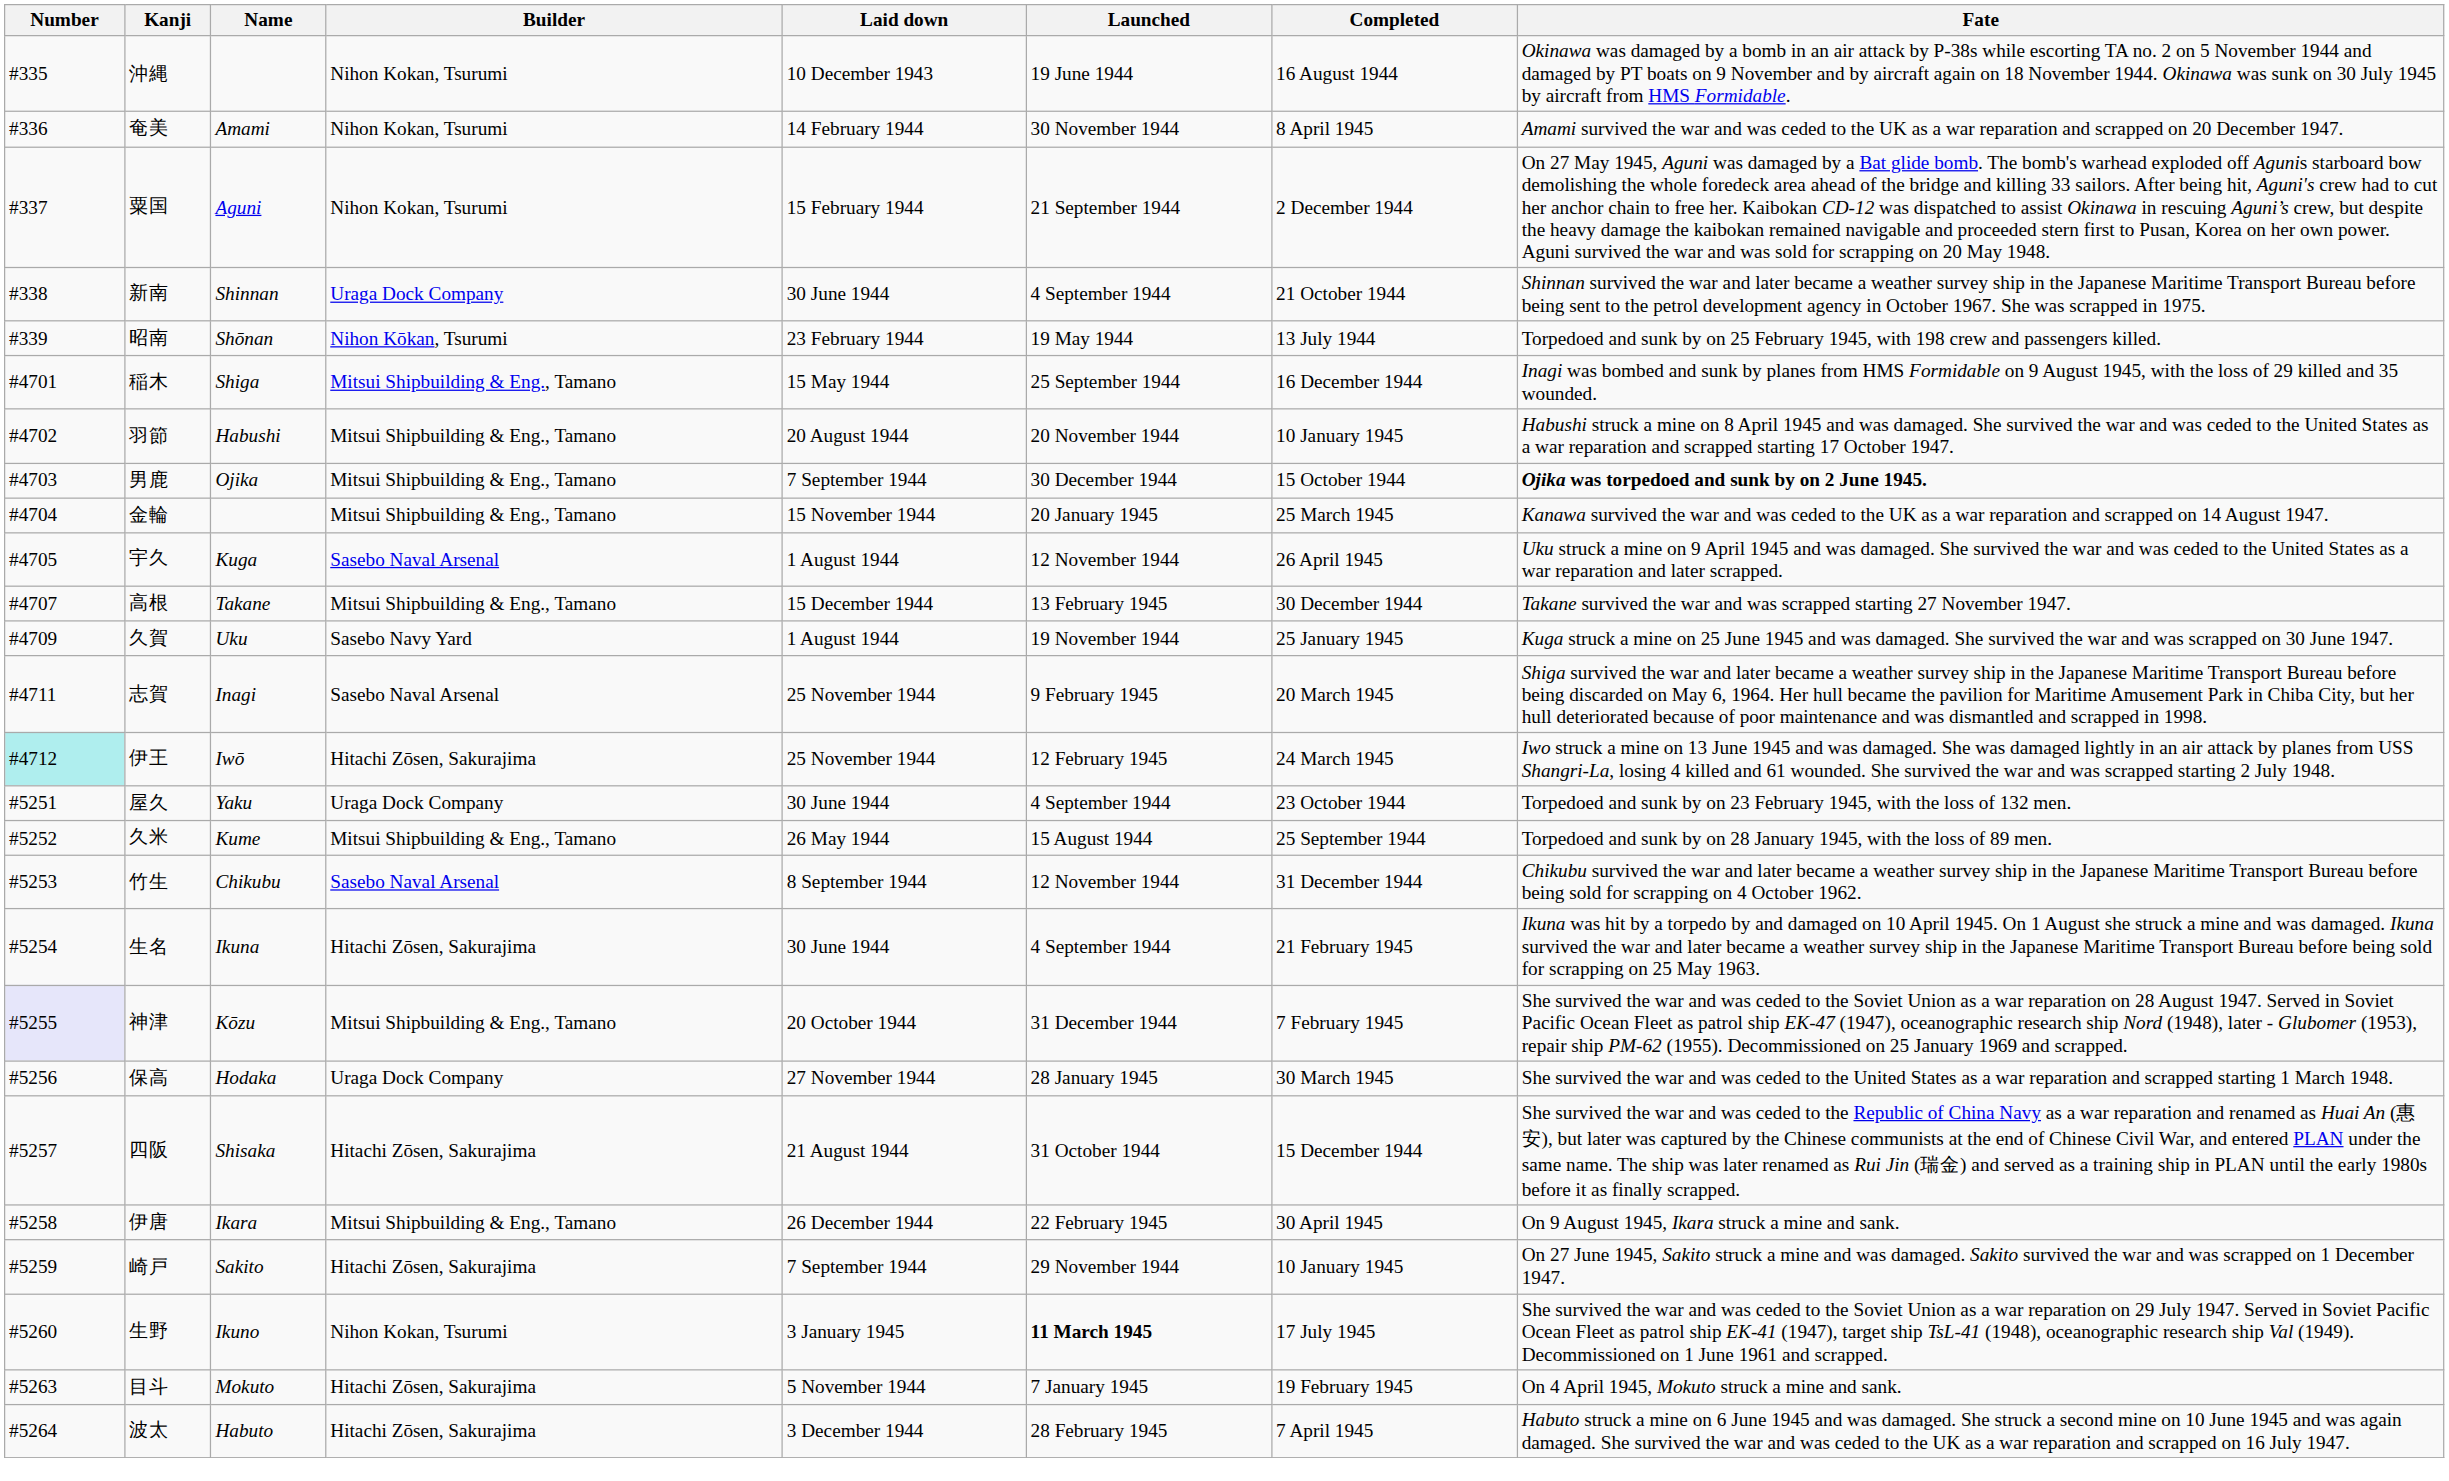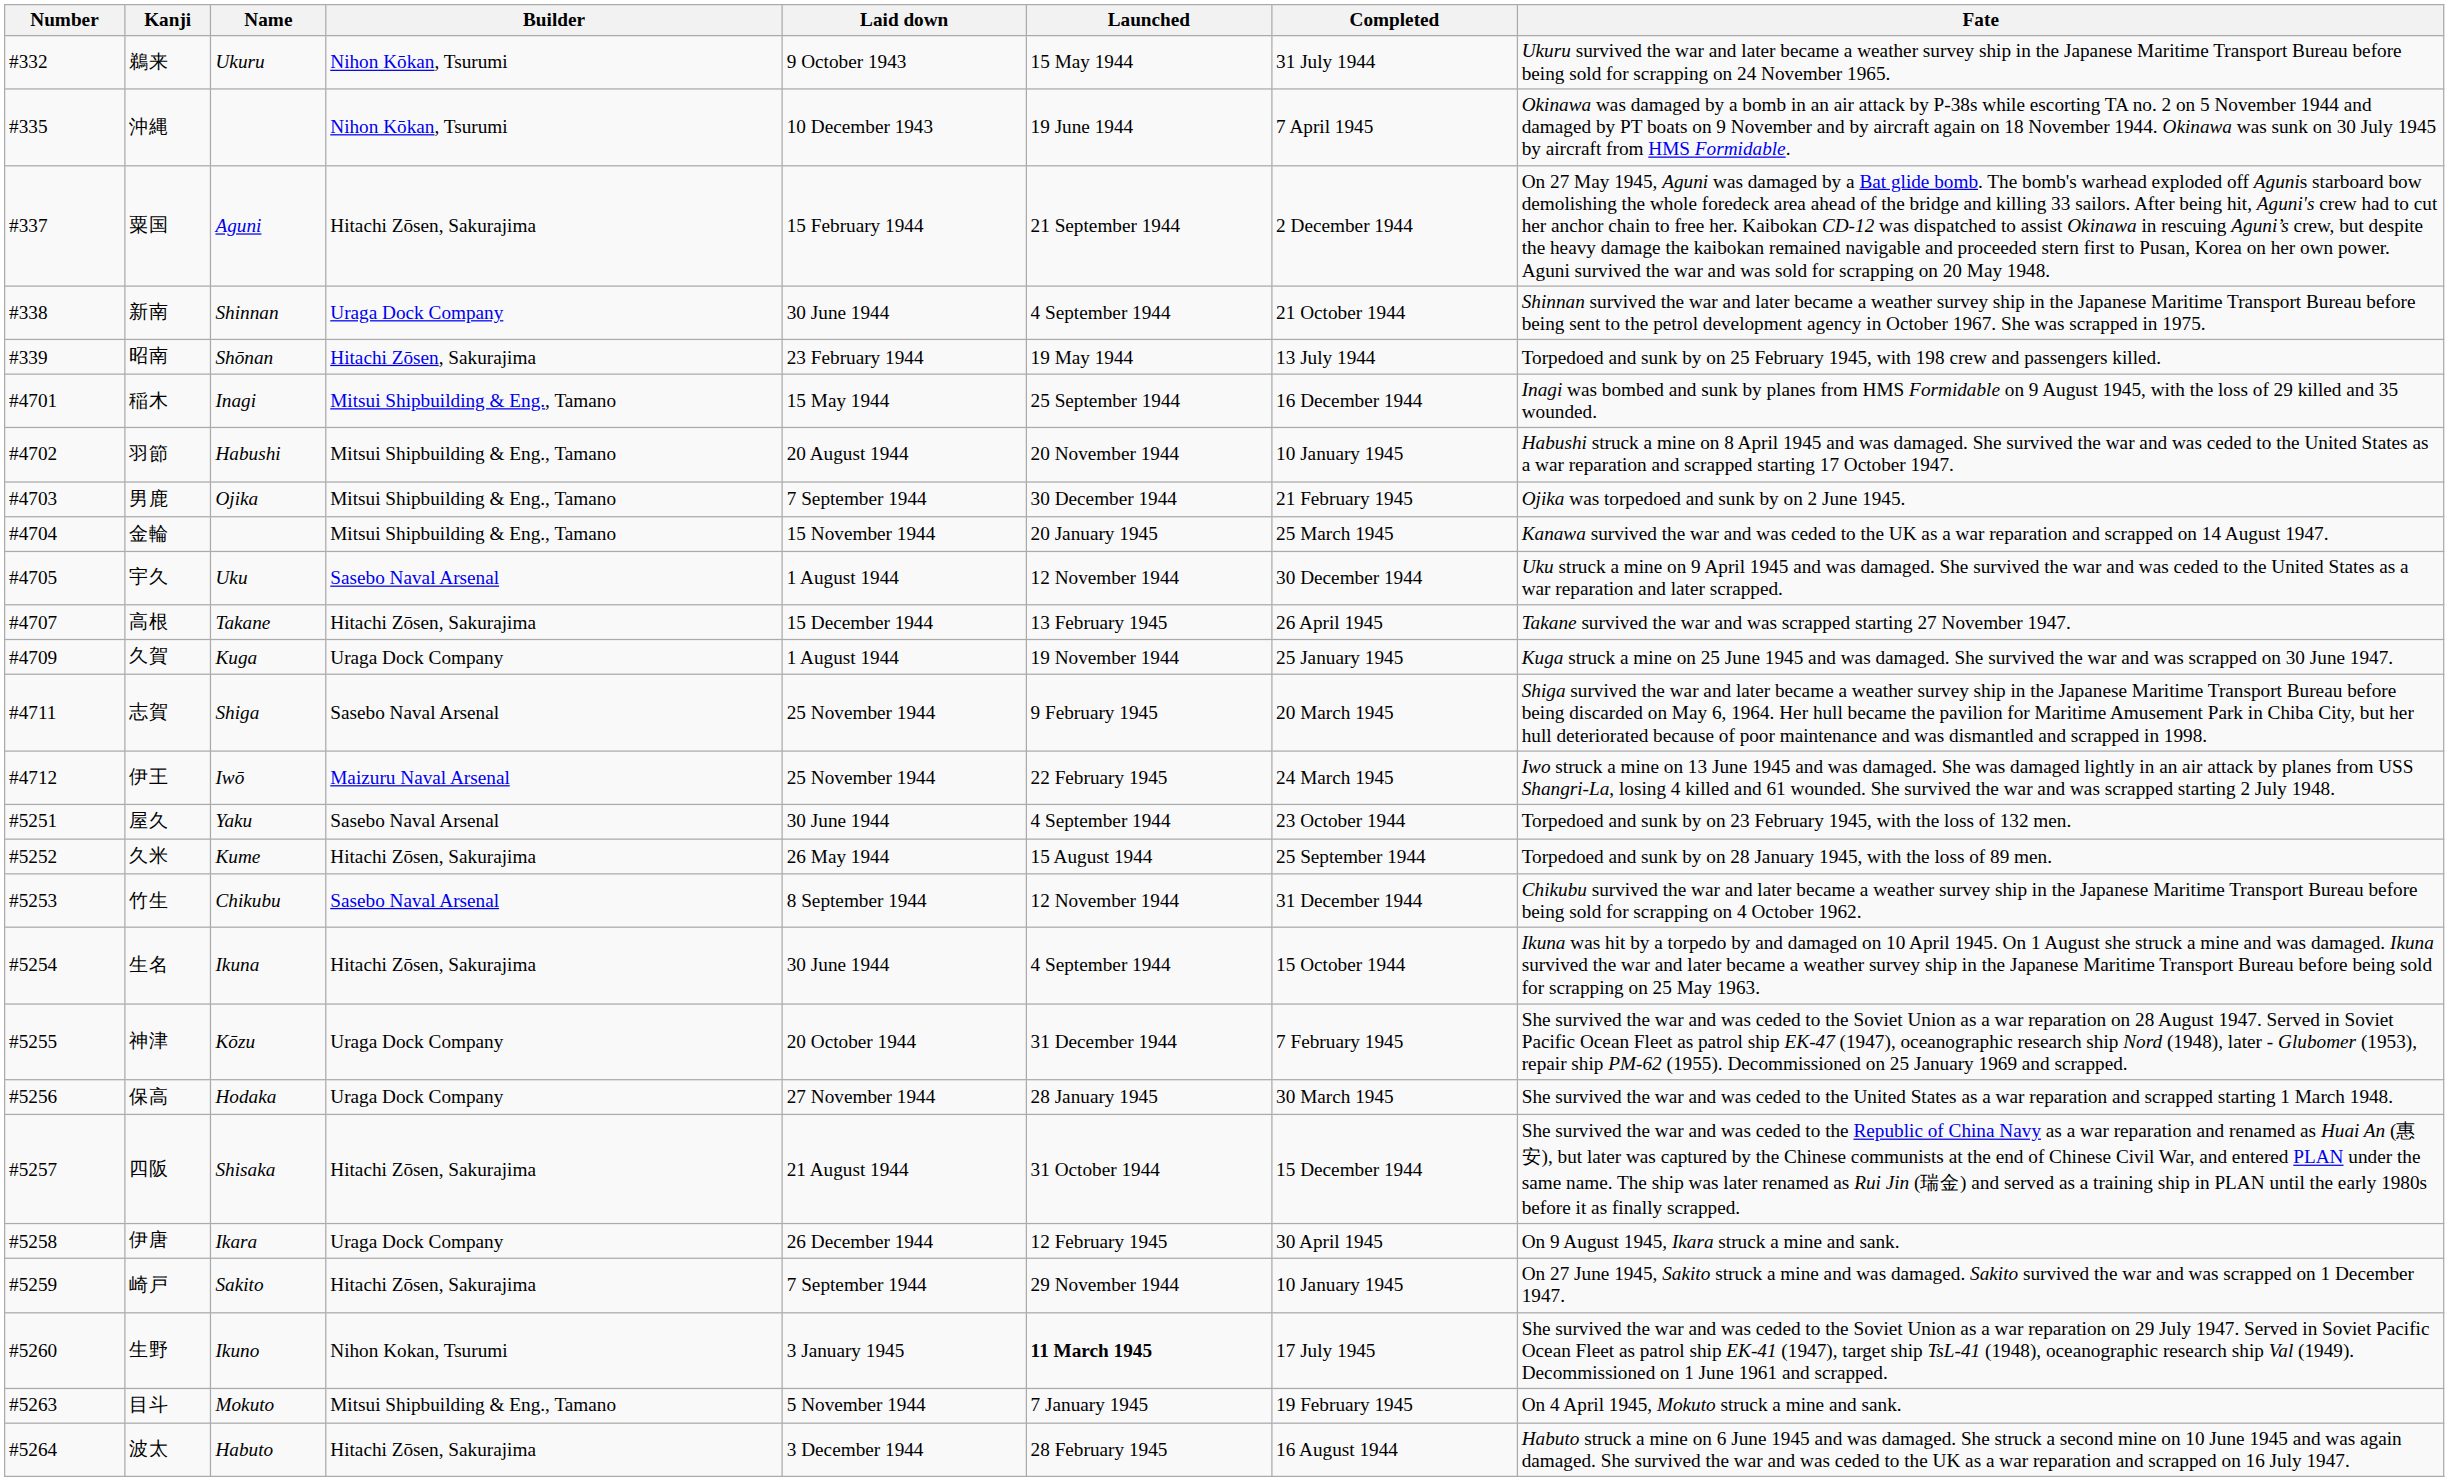+ row: (149, 61)
(419, 73) Nihon Kokan, Tsurumi -> (419, 126) Nihon Kōkan, Tsurumi
(1337, 73) 16 August 1944 -> (1325, 126) 7 April 1945
- row: (149, 127)
(419, 206) Nihon Kokan, Tsurumi -> (433, 224) Hitachi Zōsen, Sakurajima
(419, 337) Nihon Kōkan, Tsurumi -> (433, 356) Hitachi Zōsen, Sakurajima
(237, 381) Shiga -> (236, 400) Inagi
(1341, 479) 15 October 1944 -> (1344, 498) 21 February 1945
(1724, 479) bold -> (1714, 498) normal
(236, 558) Kuga -> (231, 577) Uku
(1330, 558) 26 April 1945 -> (1349, 577) 30 December 1944
(473, 603) Mitsui Shipbuilding & Eng., Tamano -> (433, 621) Hitachi Zōsen, Sakurajima
(1349, 603) 30 December 1944 -> (1330, 621) 26 April 1945
(231, 638) Uku -> (236, 656) Kuga
(401, 638) Sasebo Navy Yard -> (417, 656) Uraga Dock Company
(236, 693) Inagi -> (237, 712) Shiga
(33, 758) paleturquoise background -> (33, 776) no background
(433, 758) Hitachi Zōsen, Sakurajima -> (420, 776) Maizuru Naval Arsenal
(1099, 758) 12 February 1945 -> (1099, 776) 22 February 1945
(417, 802) Uraga Dock Company -> (415, 821) Sasebo Naval Arsenal
(473, 837) Mitsui Shipbuilding & Eng., Tamano -> (433, 856) Hitachi Zōsen, Sakurajima
(1344, 946) 21 February 1945 -> (1341, 964) 15 October 1944
(33, 1022) lavender background -> (33, 1040) no background
(473, 1022) Mitsui Shipbuilding & Eng., Tamano -> (417, 1040) Uraga Dock Company
(473, 1221) Mitsui Shipbuilding & Eng., Tamano -> (417, 1240) Uraga Dock Company
(1099, 1221) 22 February 1945 -> (1099, 1240) 12 February 1945
(433, 1386) Hitachi Zōsen, Sakurajima -> (473, 1404) Mitsui Shipbuilding & Eng., Tamano
(1325, 1430) 7 April 1945 -> (1337, 1449) 16 August 1944
